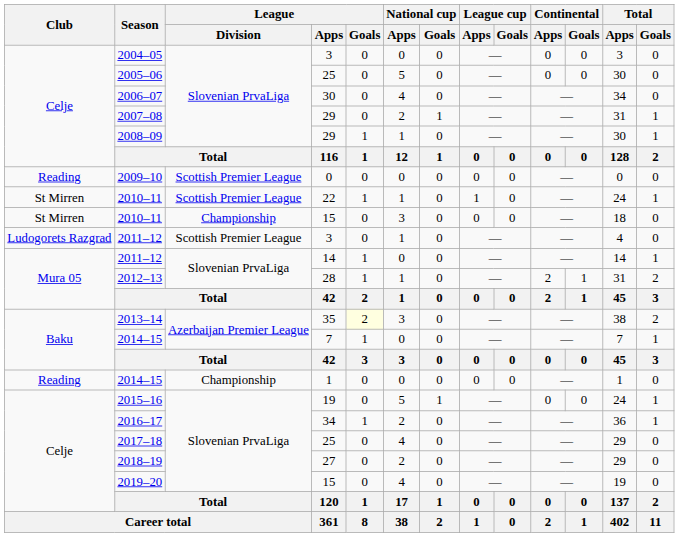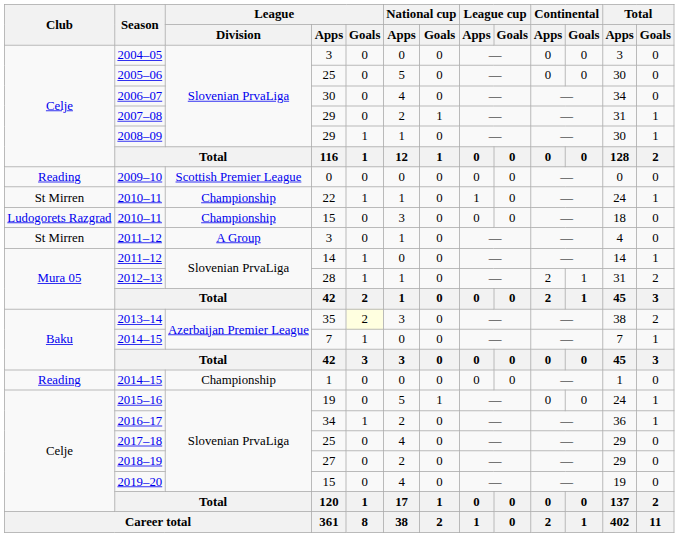(238, 197) Scottish Premier League -> (238, 197) Championship
(59, 217) St Mirren -> (59, 217) Ludogorets Razgrad
(59, 237) Ludogorets Razgrad -> (59, 237) St Mirren
(238, 237) Scottish Premier League -> (238, 237) A Group
